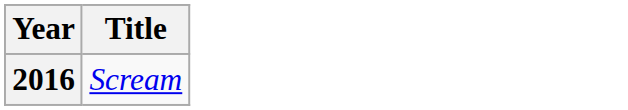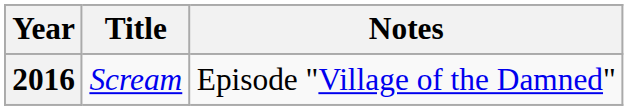+ column: (406, 29)
